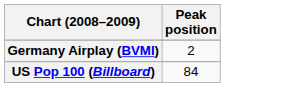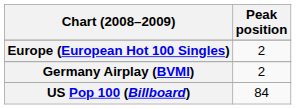+ row: (119, 51)
